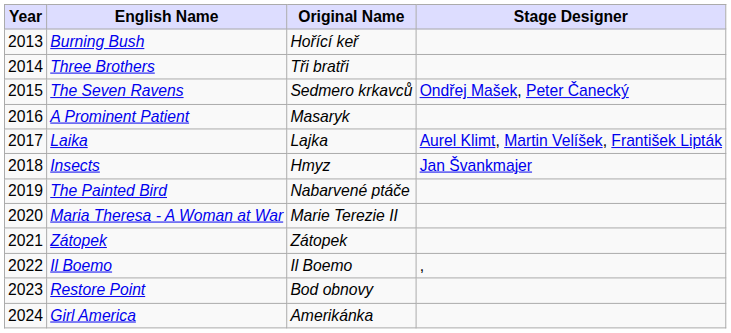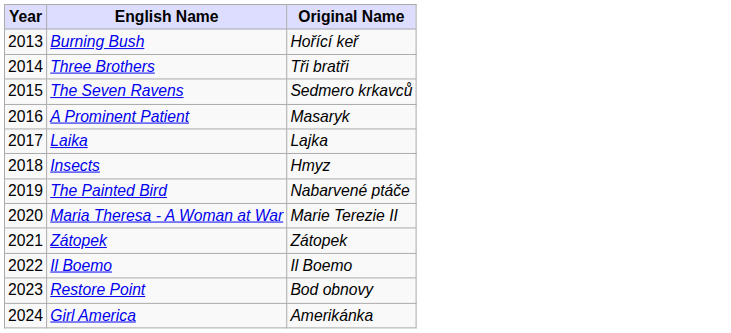- column: (571, 16)
